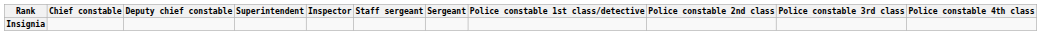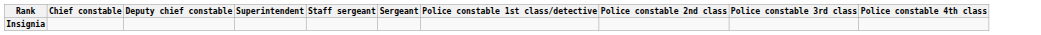- column: (330, 11)
